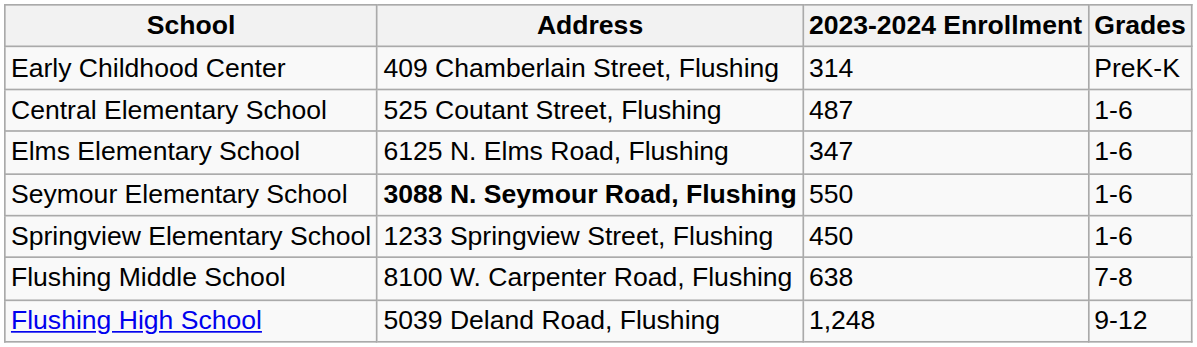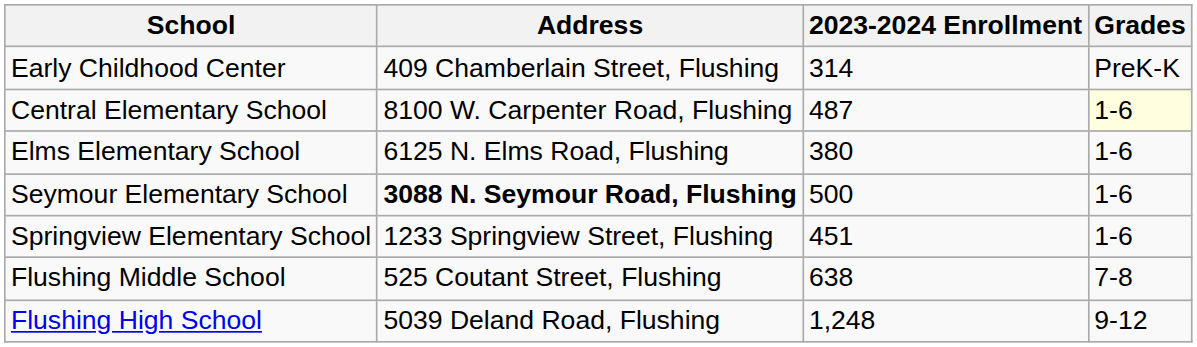(552, 109) 525 Coutant Street, Flushing -> (588, 109) 8100 W. Carpenter Road, Flushing
(1113, 109) no background -> (1113, 109) lightyellow background
(831, 151) 347 -> (831, 151) 380
(831, 194) 550 -> (831, 194) 500
(831, 236) 450 -> (831, 236) 451
(588, 278) 8100 W. Carpenter Road, Flushing -> (552, 278) 525 Coutant Street, Flushing
